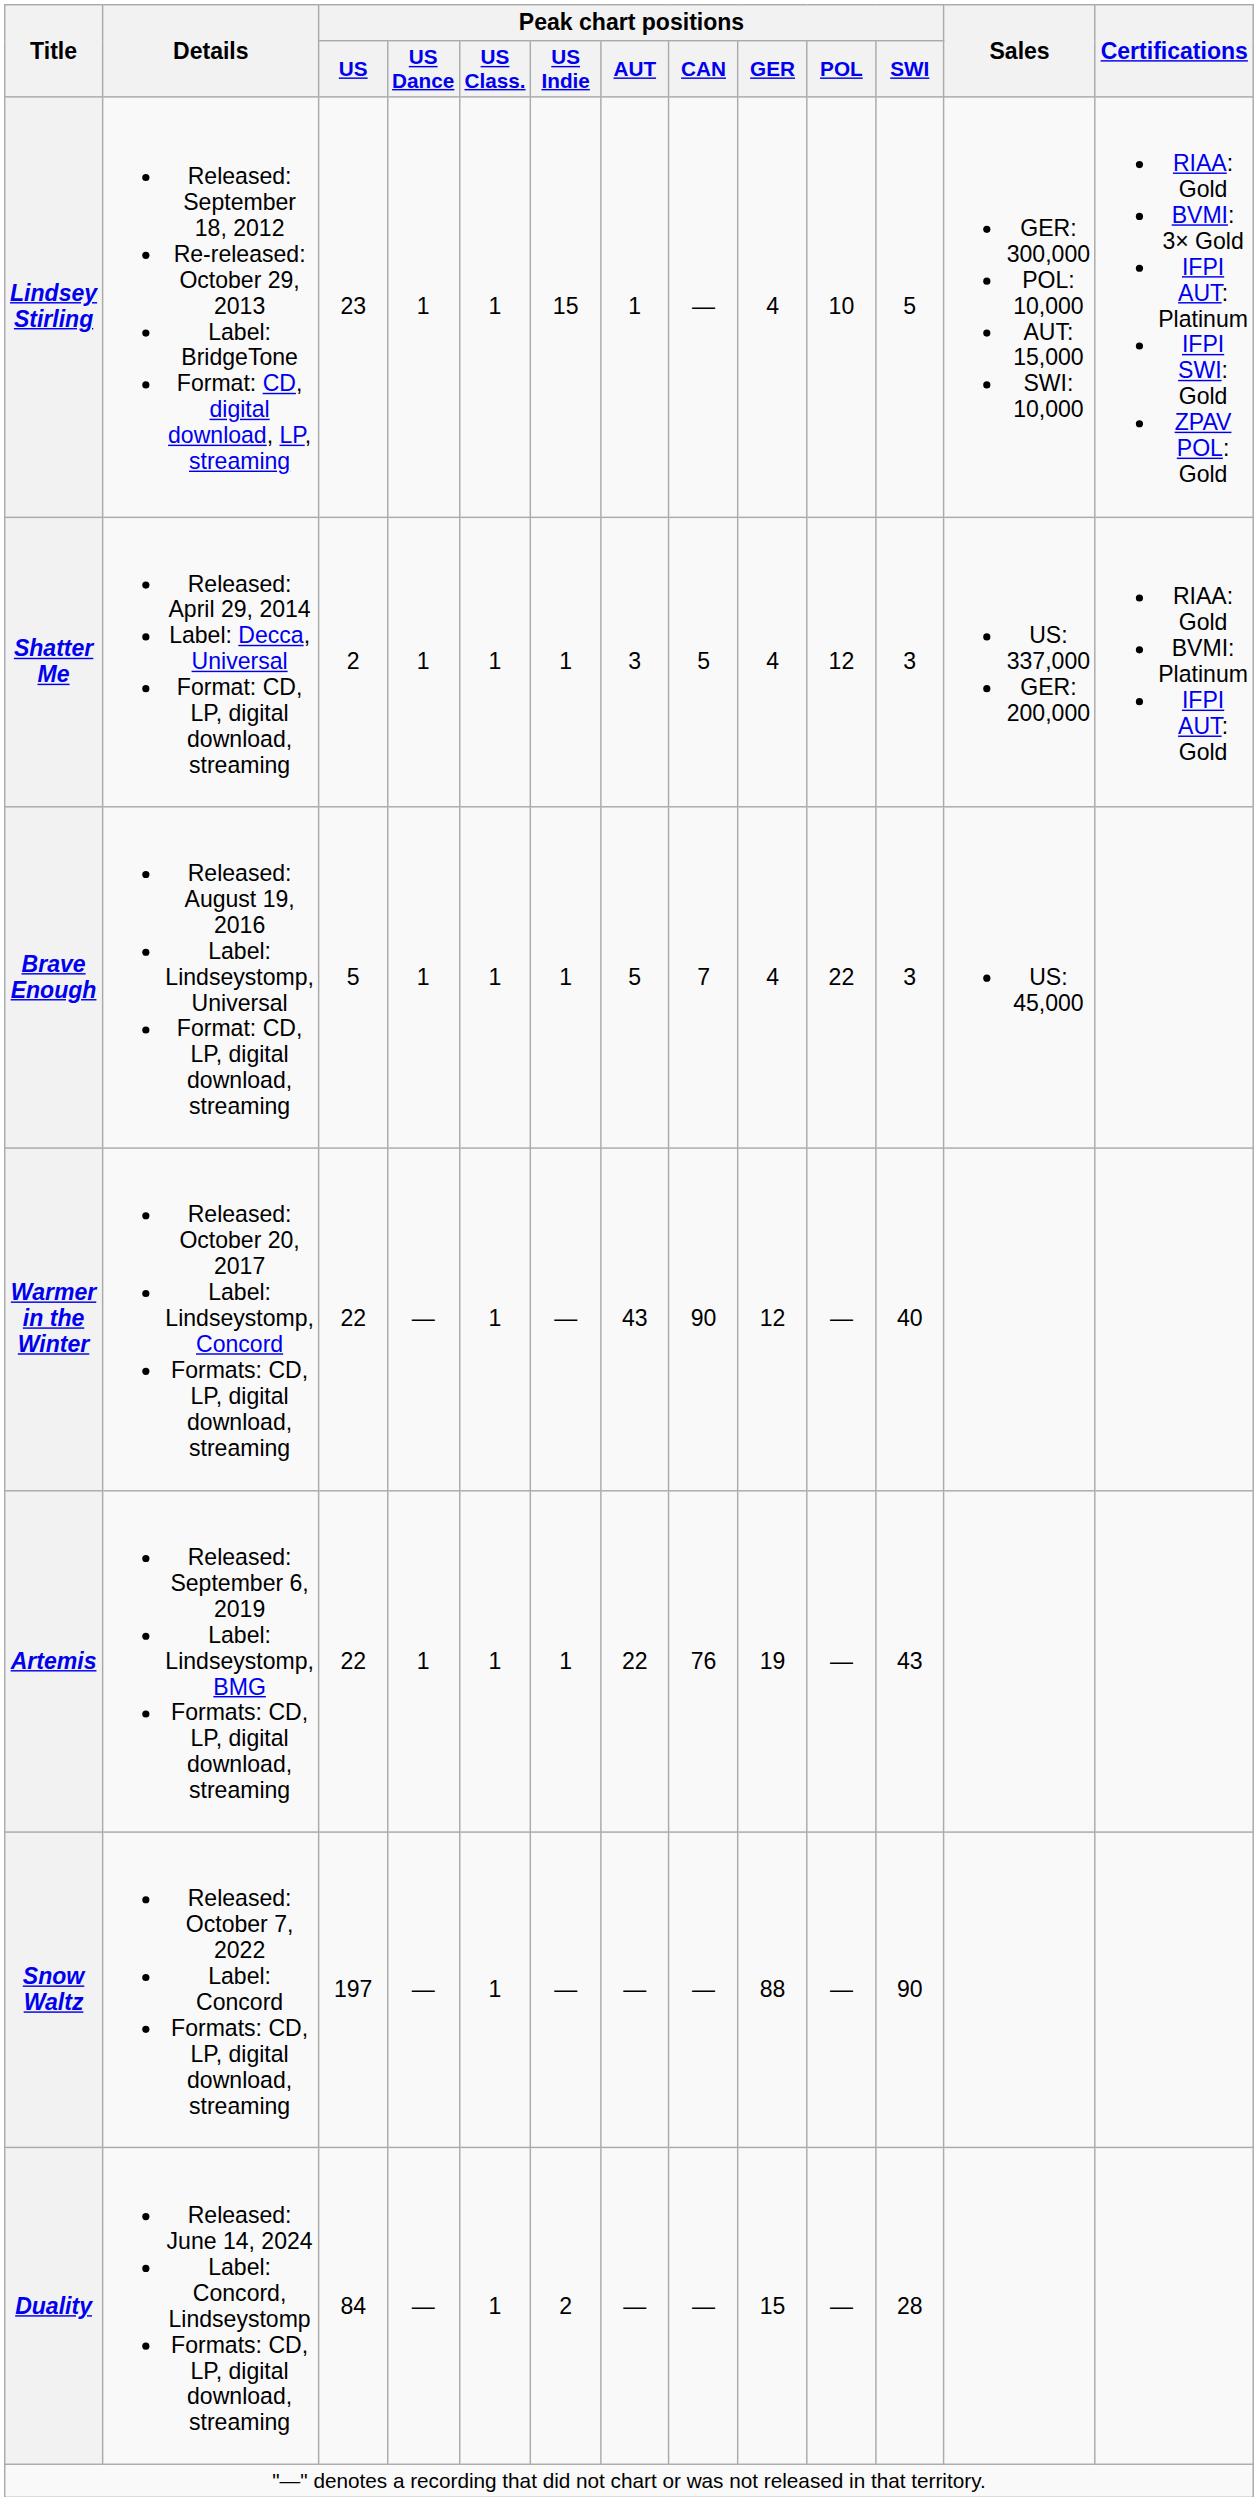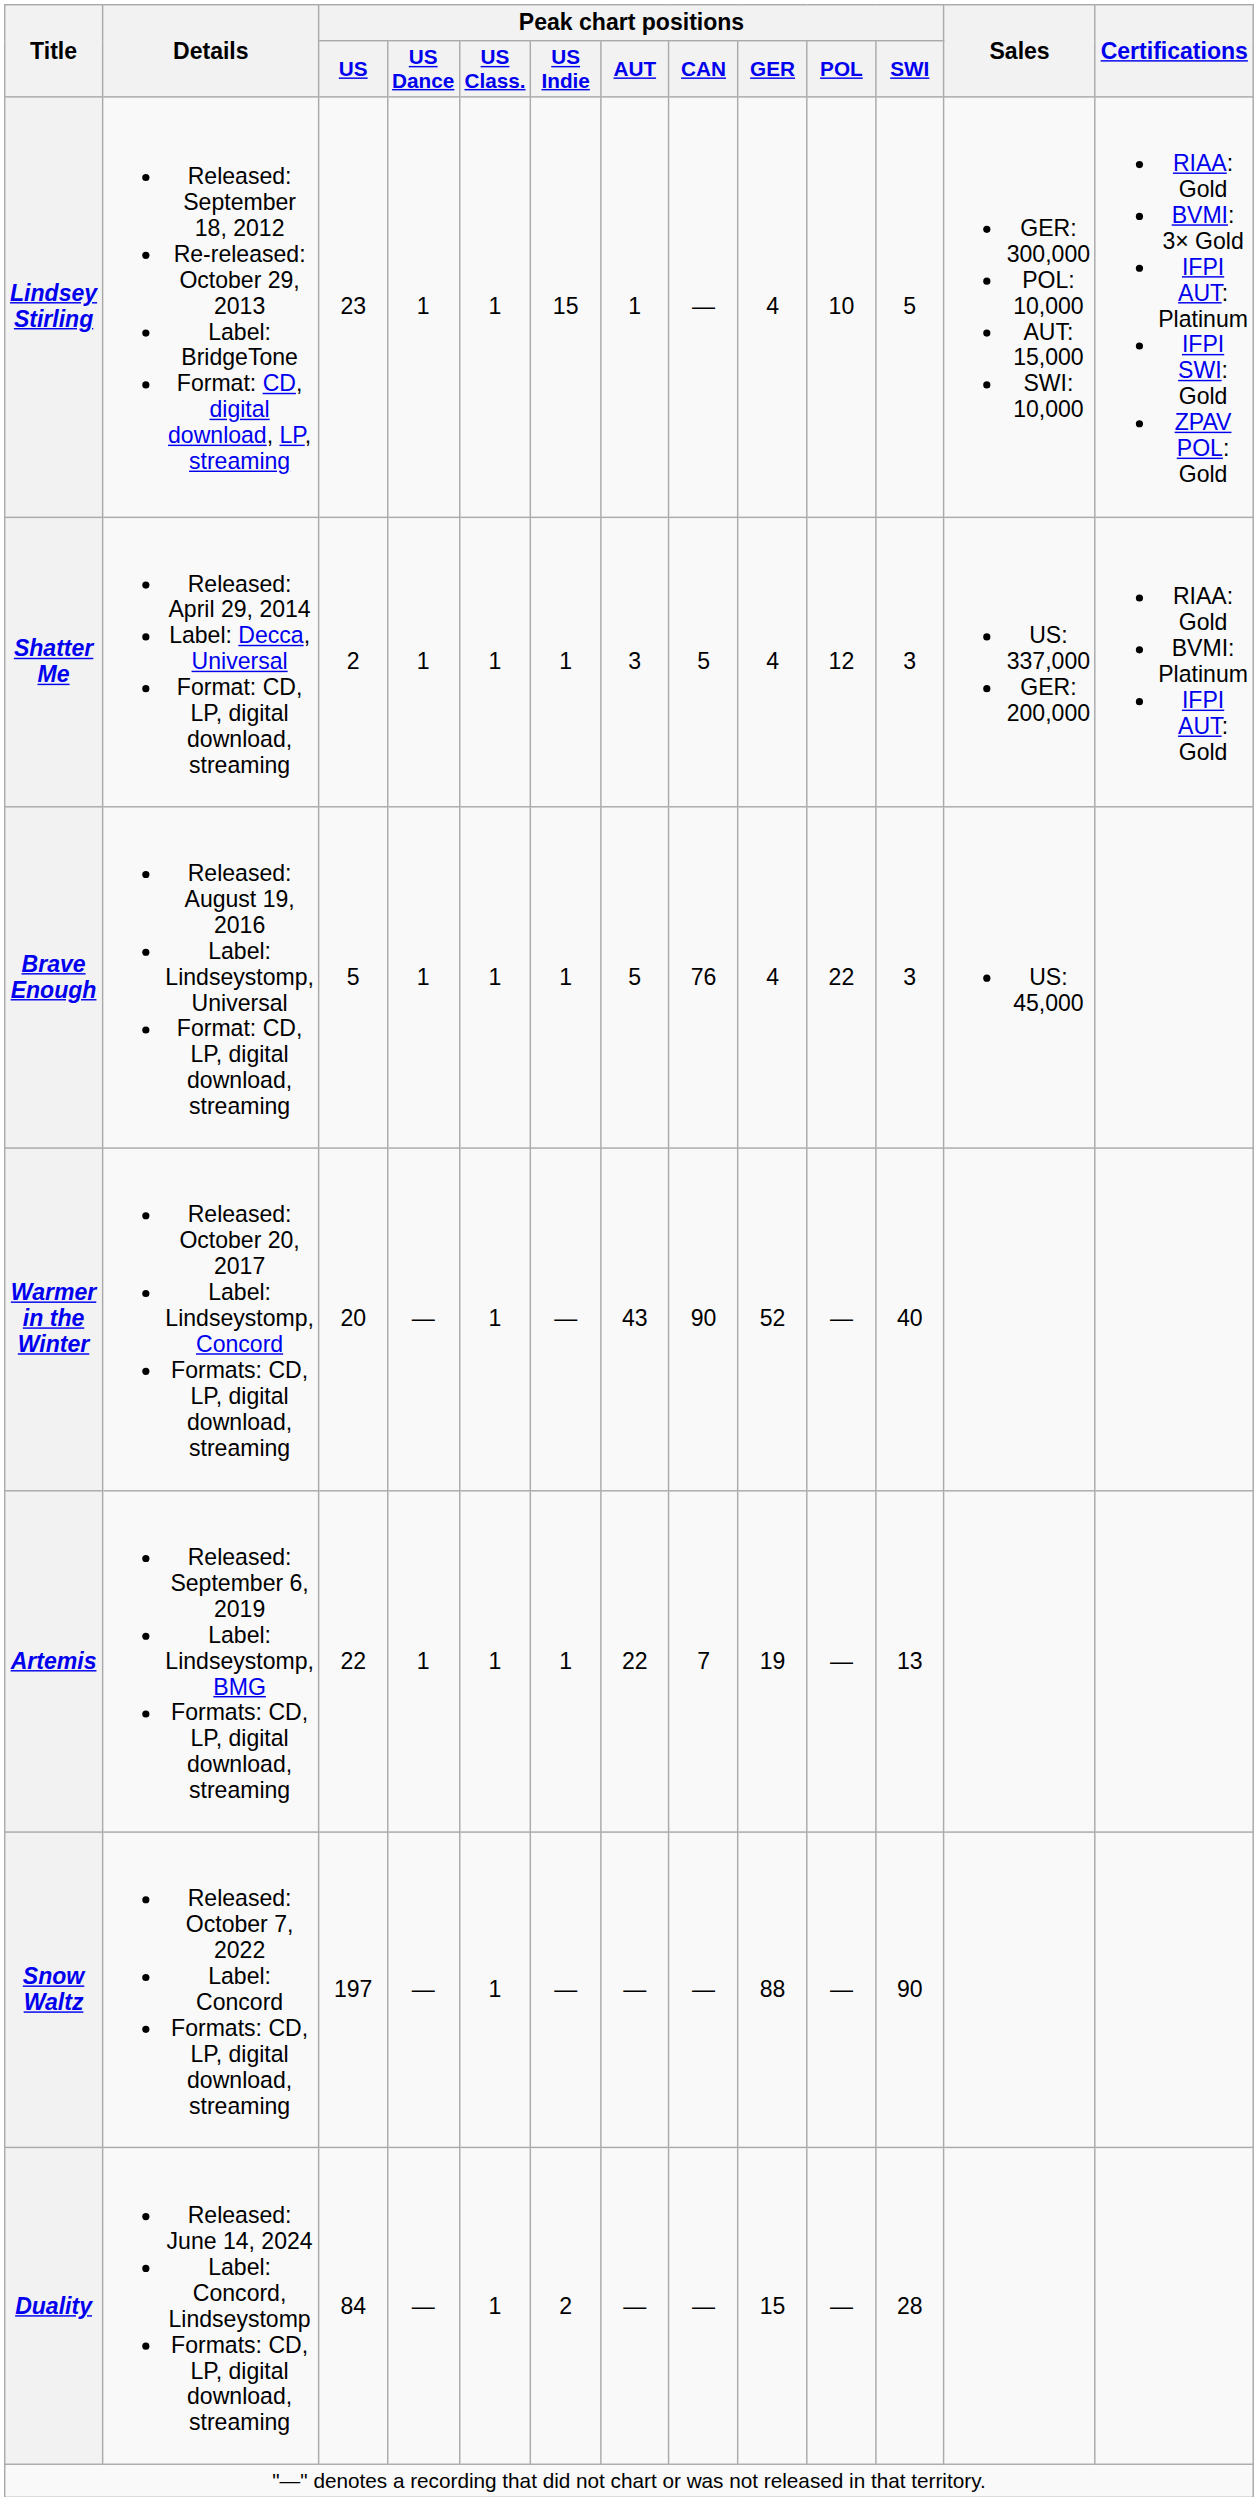(704, 977) 7 -> (704, 977) 76
(353, 1319) 22 -> (353, 1319) 20
(773, 1319) 12 -> (773, 1319) 52
(704, 1660) 76 -> (704, 1660) 7
(910, 1660) 43 -> (910, 1660) 13
